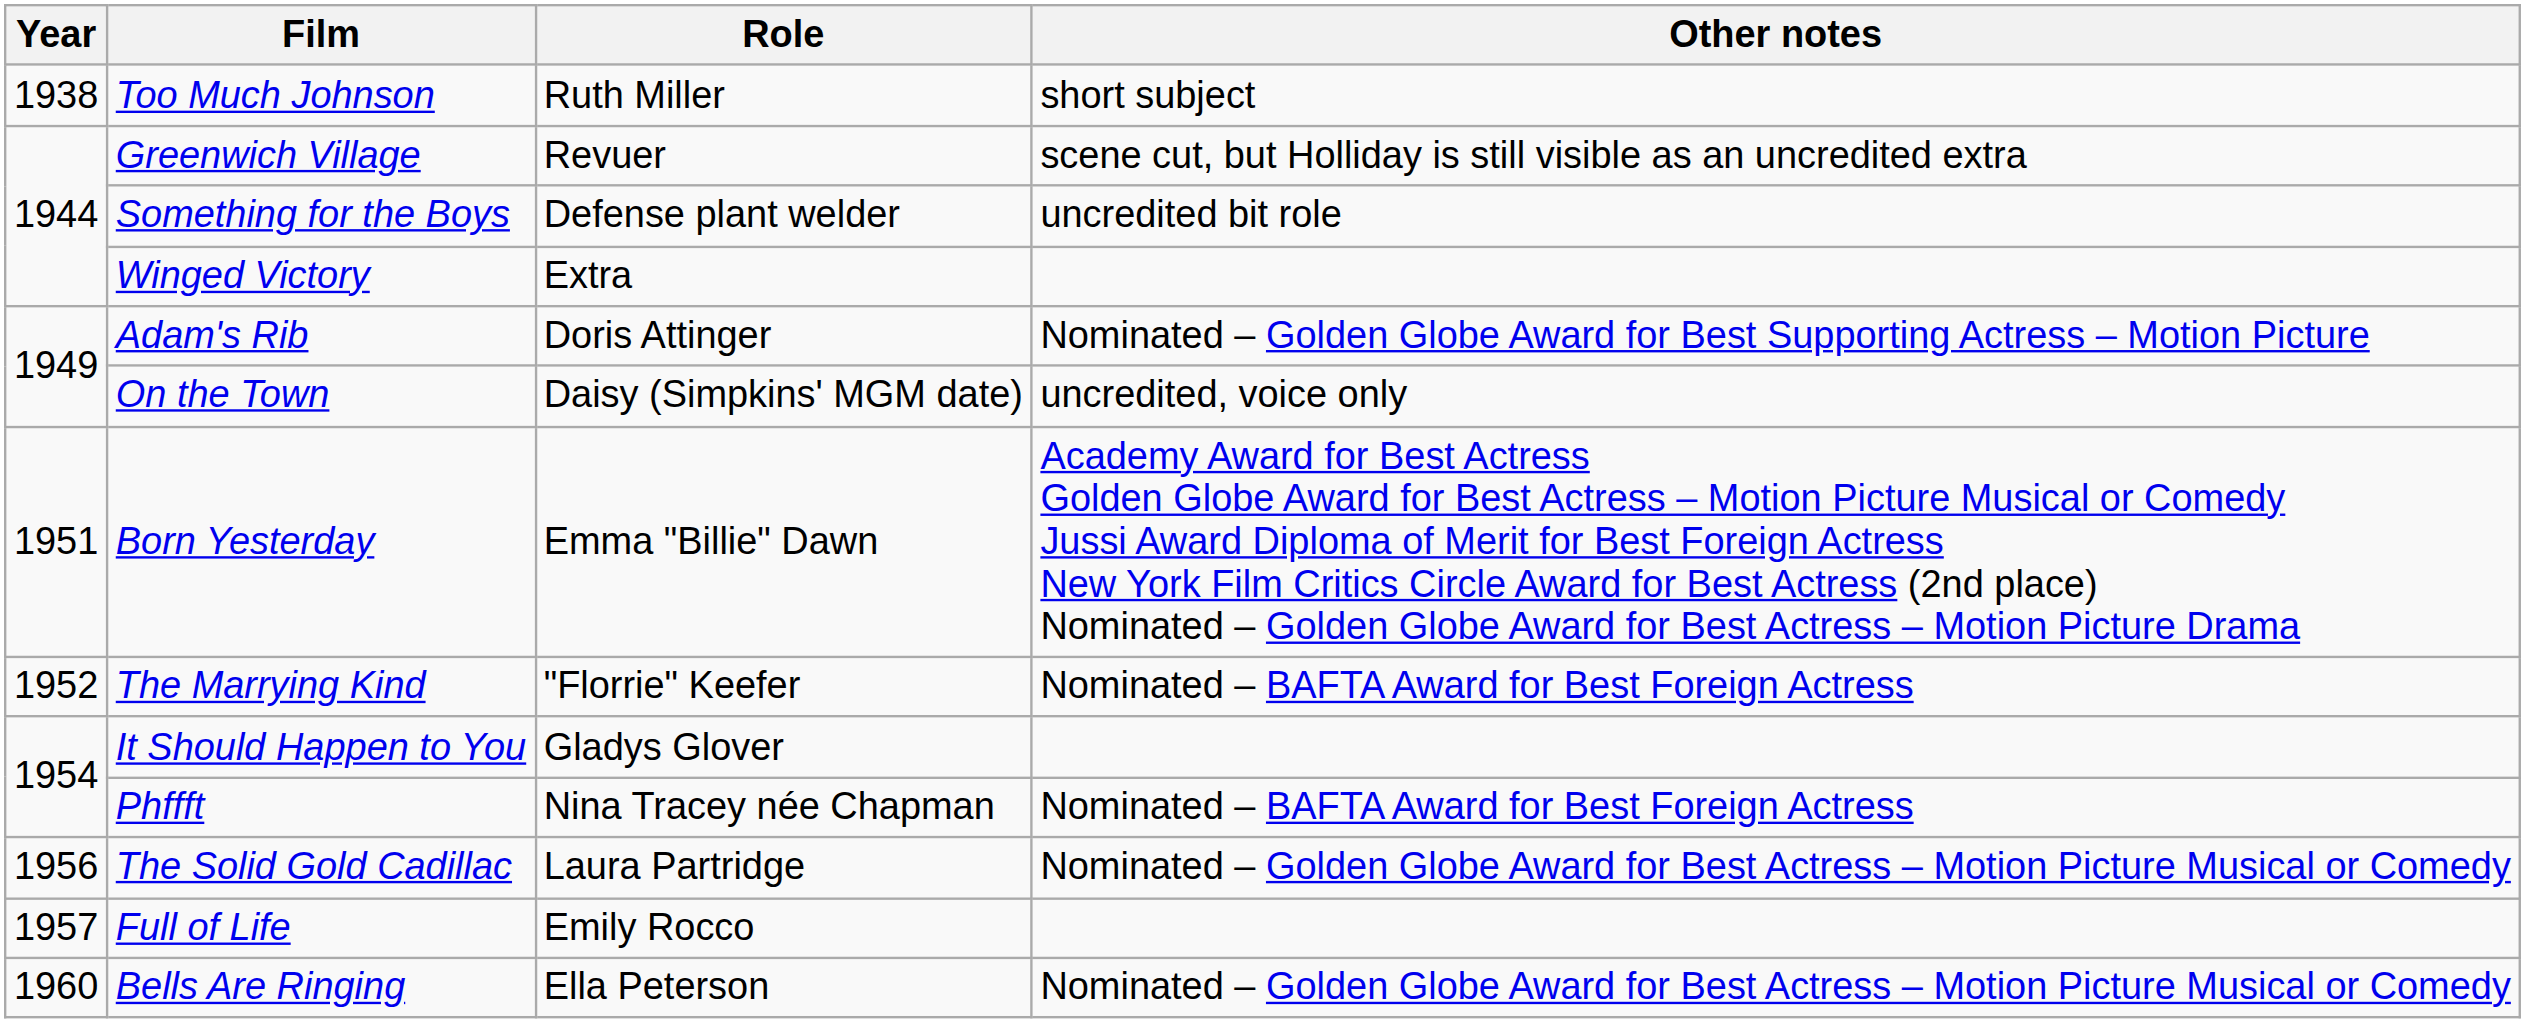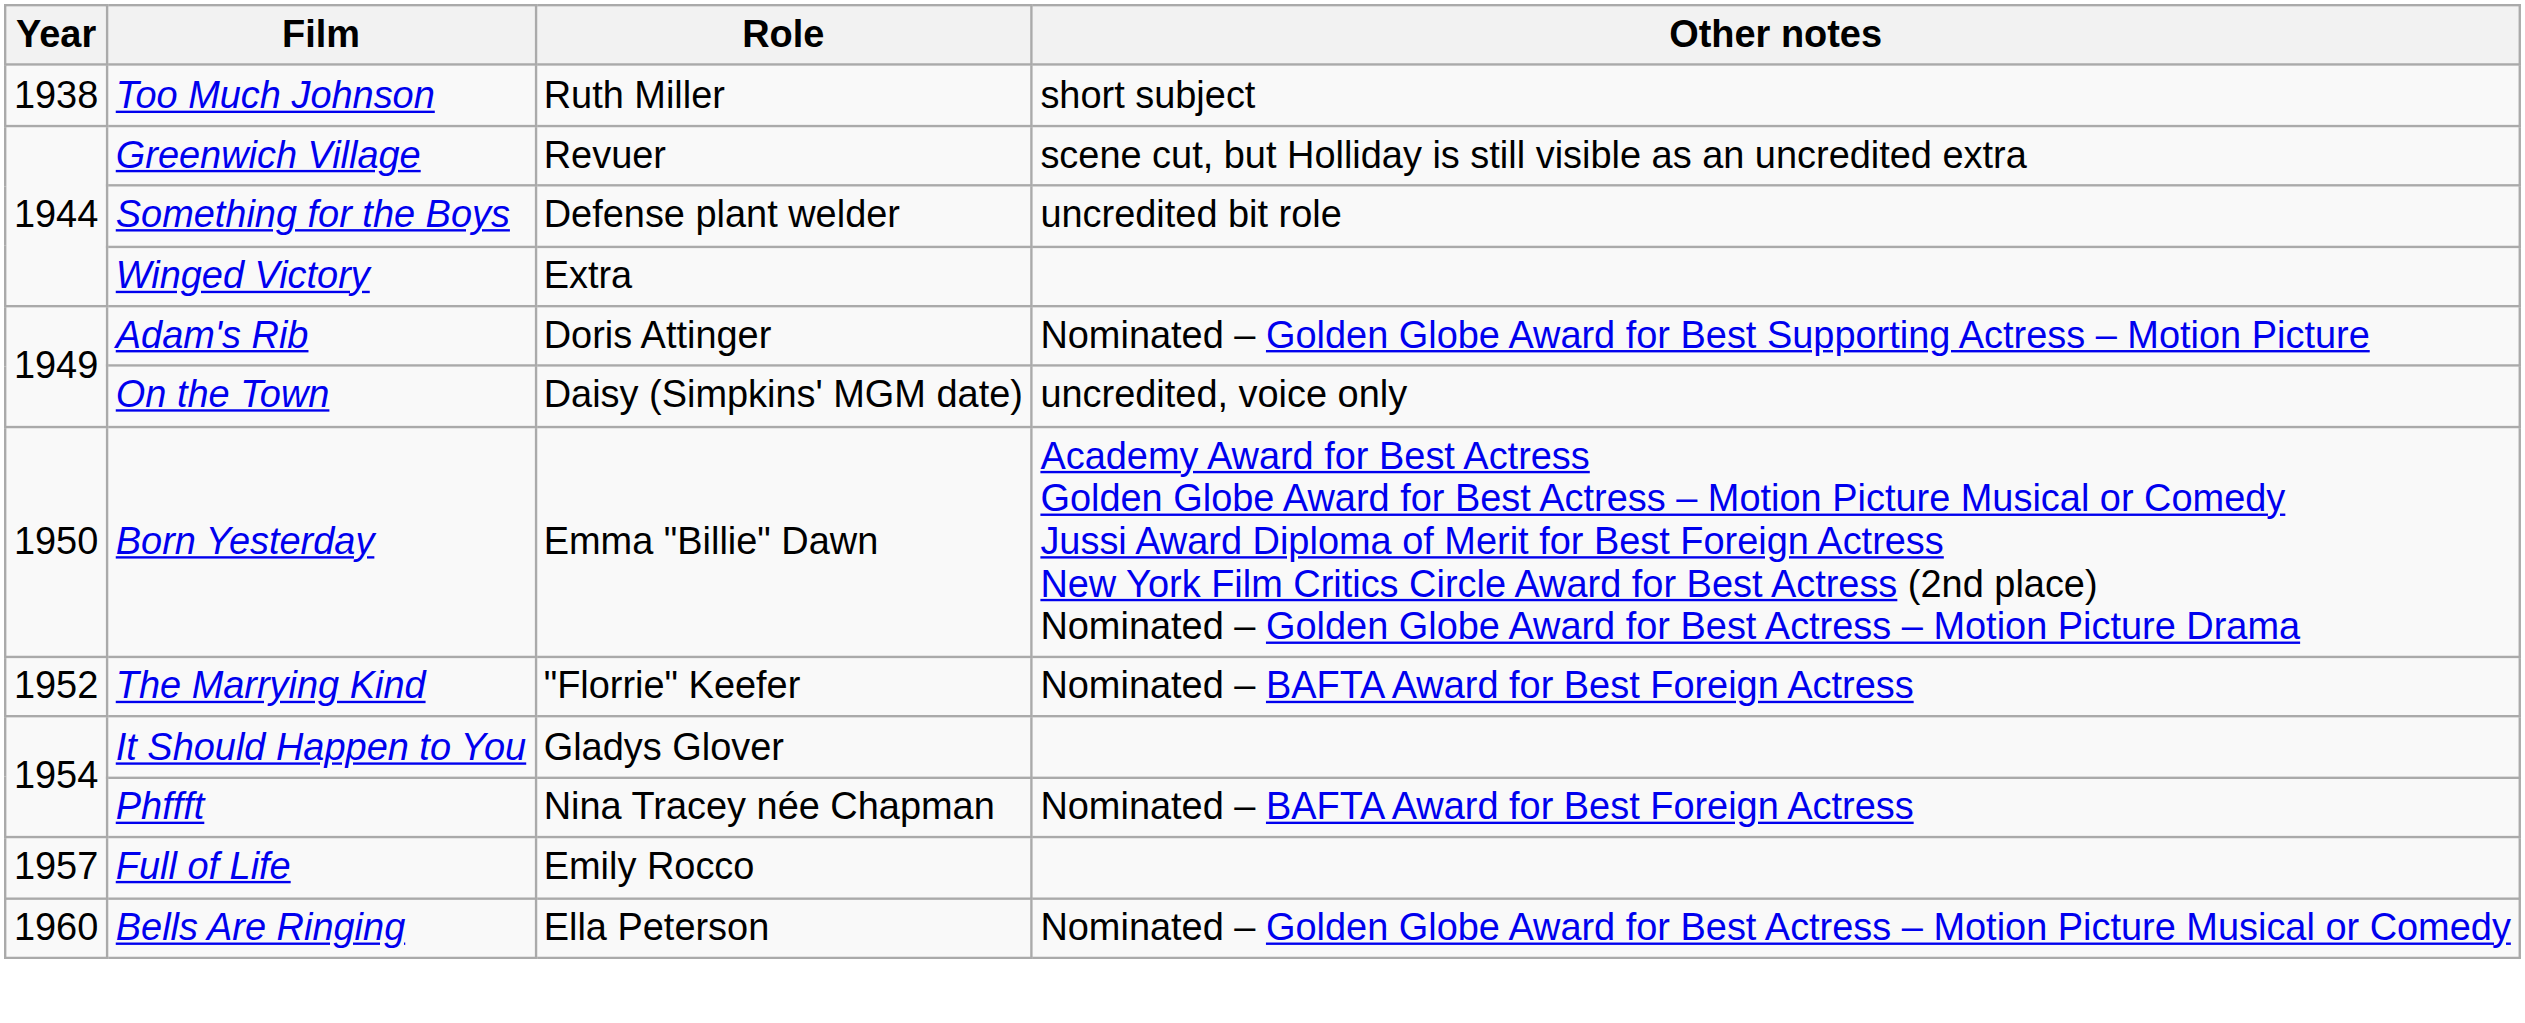(56, 540) 1951 -> (56, 540) 1950
- row: (314, 866)
